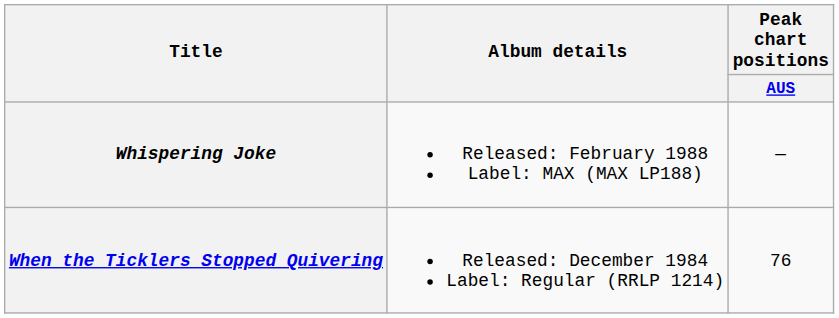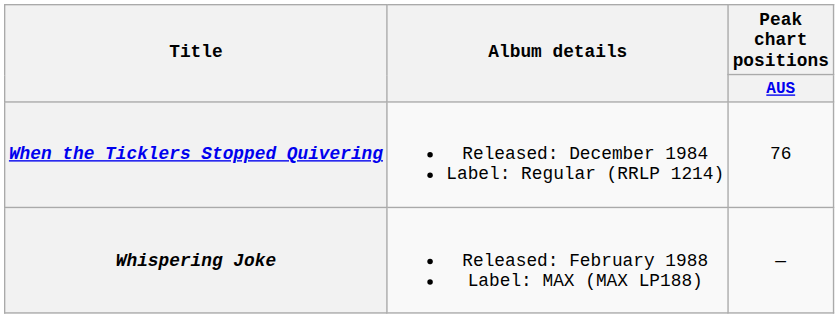rows swapped: (196, 260) <-> (196, 155)
